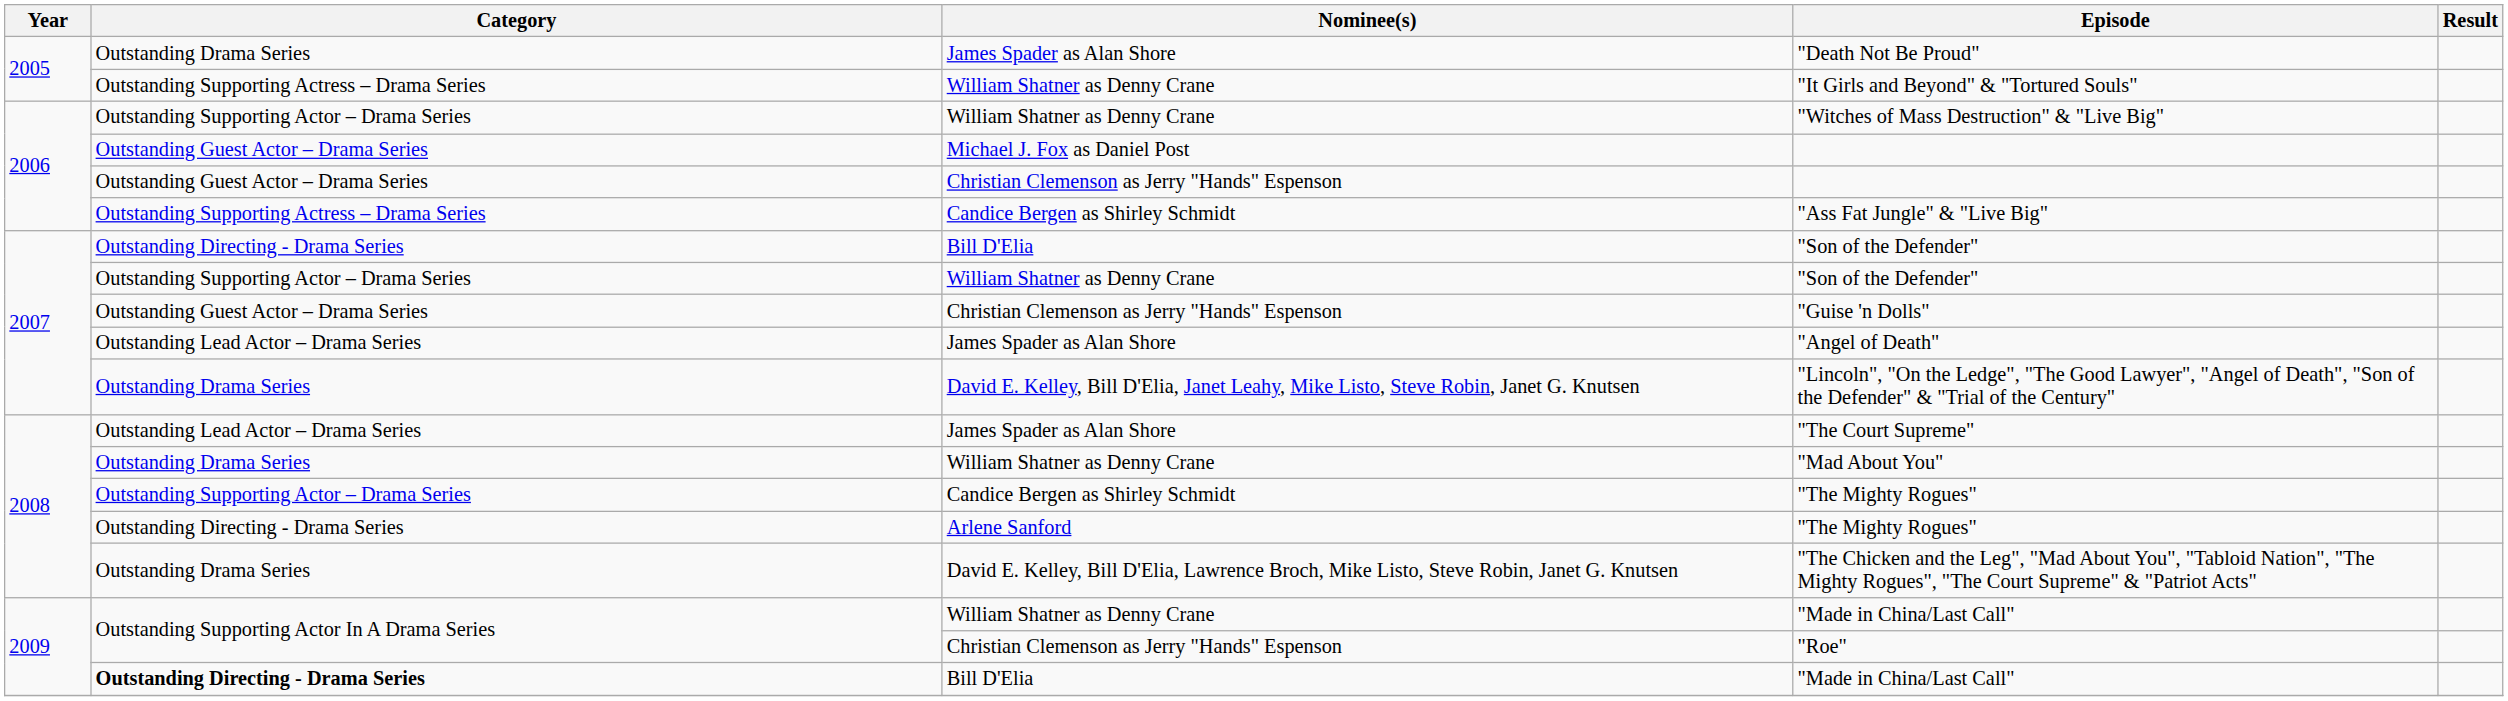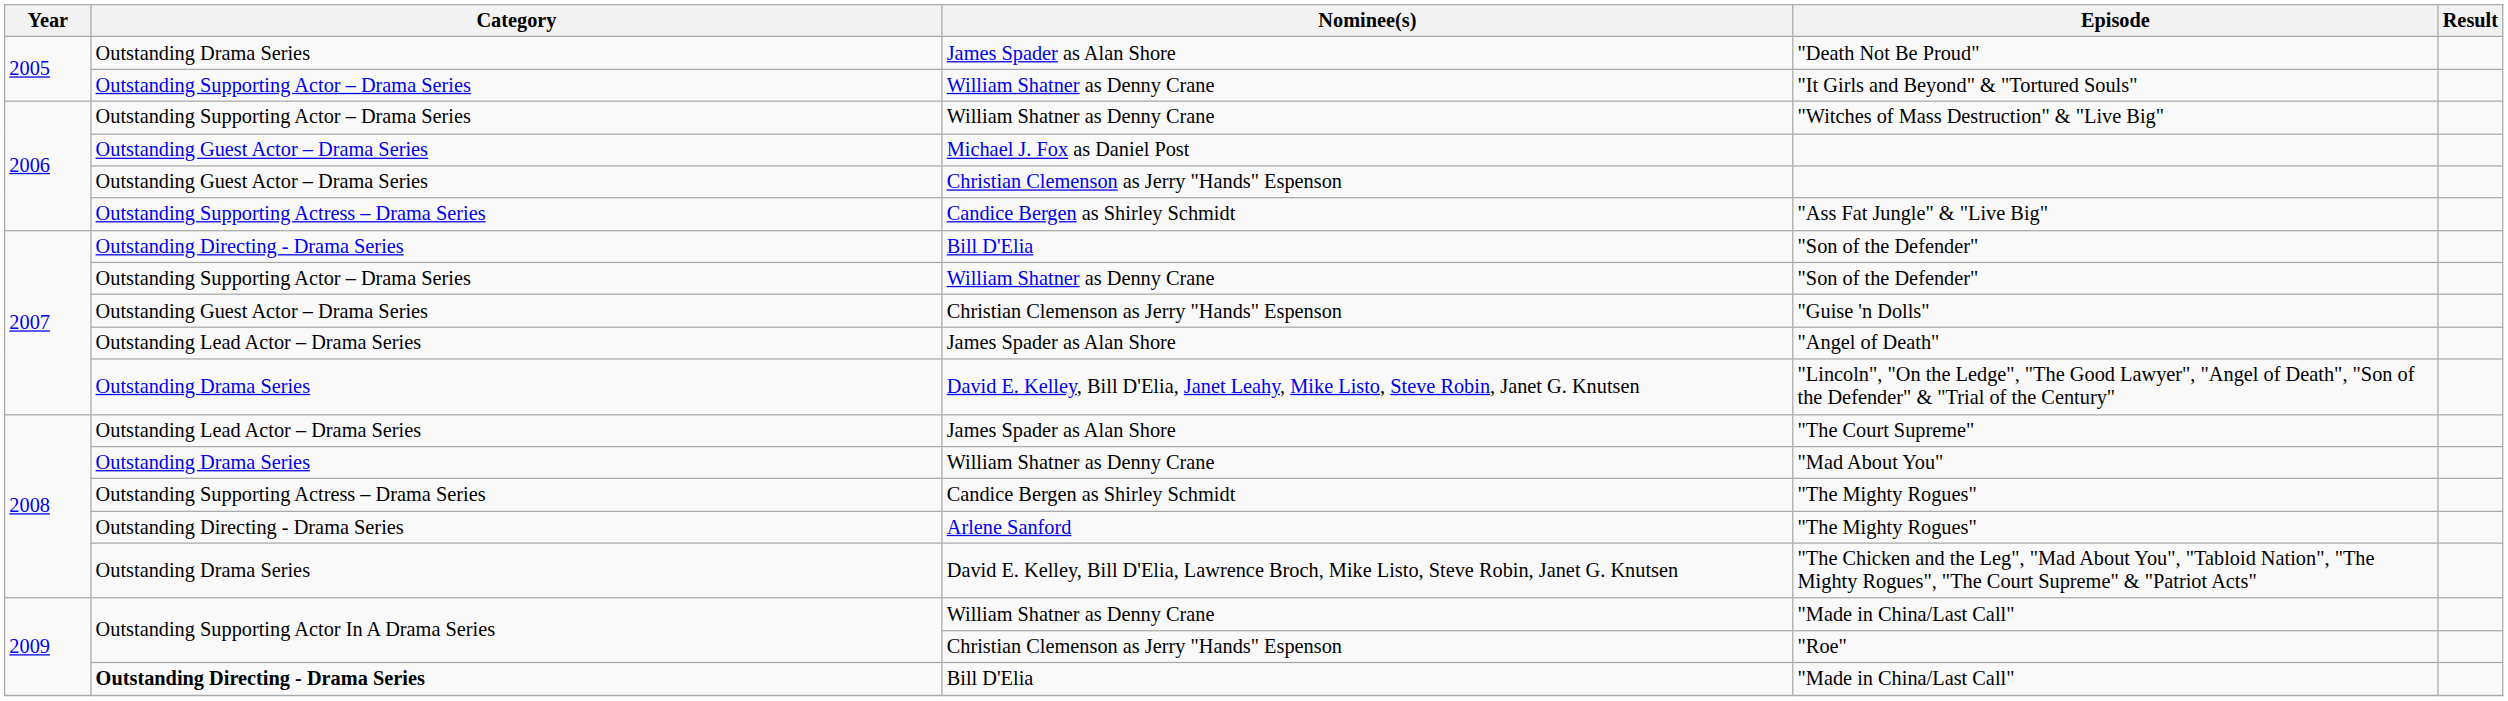(291, 85) Outstanding Supporting Actress – Drama Series -> (283, 85) Outstanding Supporting Actor – Drama Series
(283, 494) Outstanding Supporting Actor – Drama Series -> (291, 494) Outstanding Supporting Actress – Drama Series
